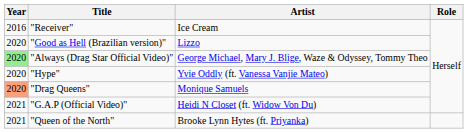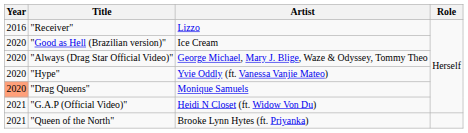(198, 27) Ice Cream -> (189, 27) Lizzo
(189, 43) Lizzo -> (198, 43) Ice Cream
(16, 58) lightgreen background -> (16, 58) no background
